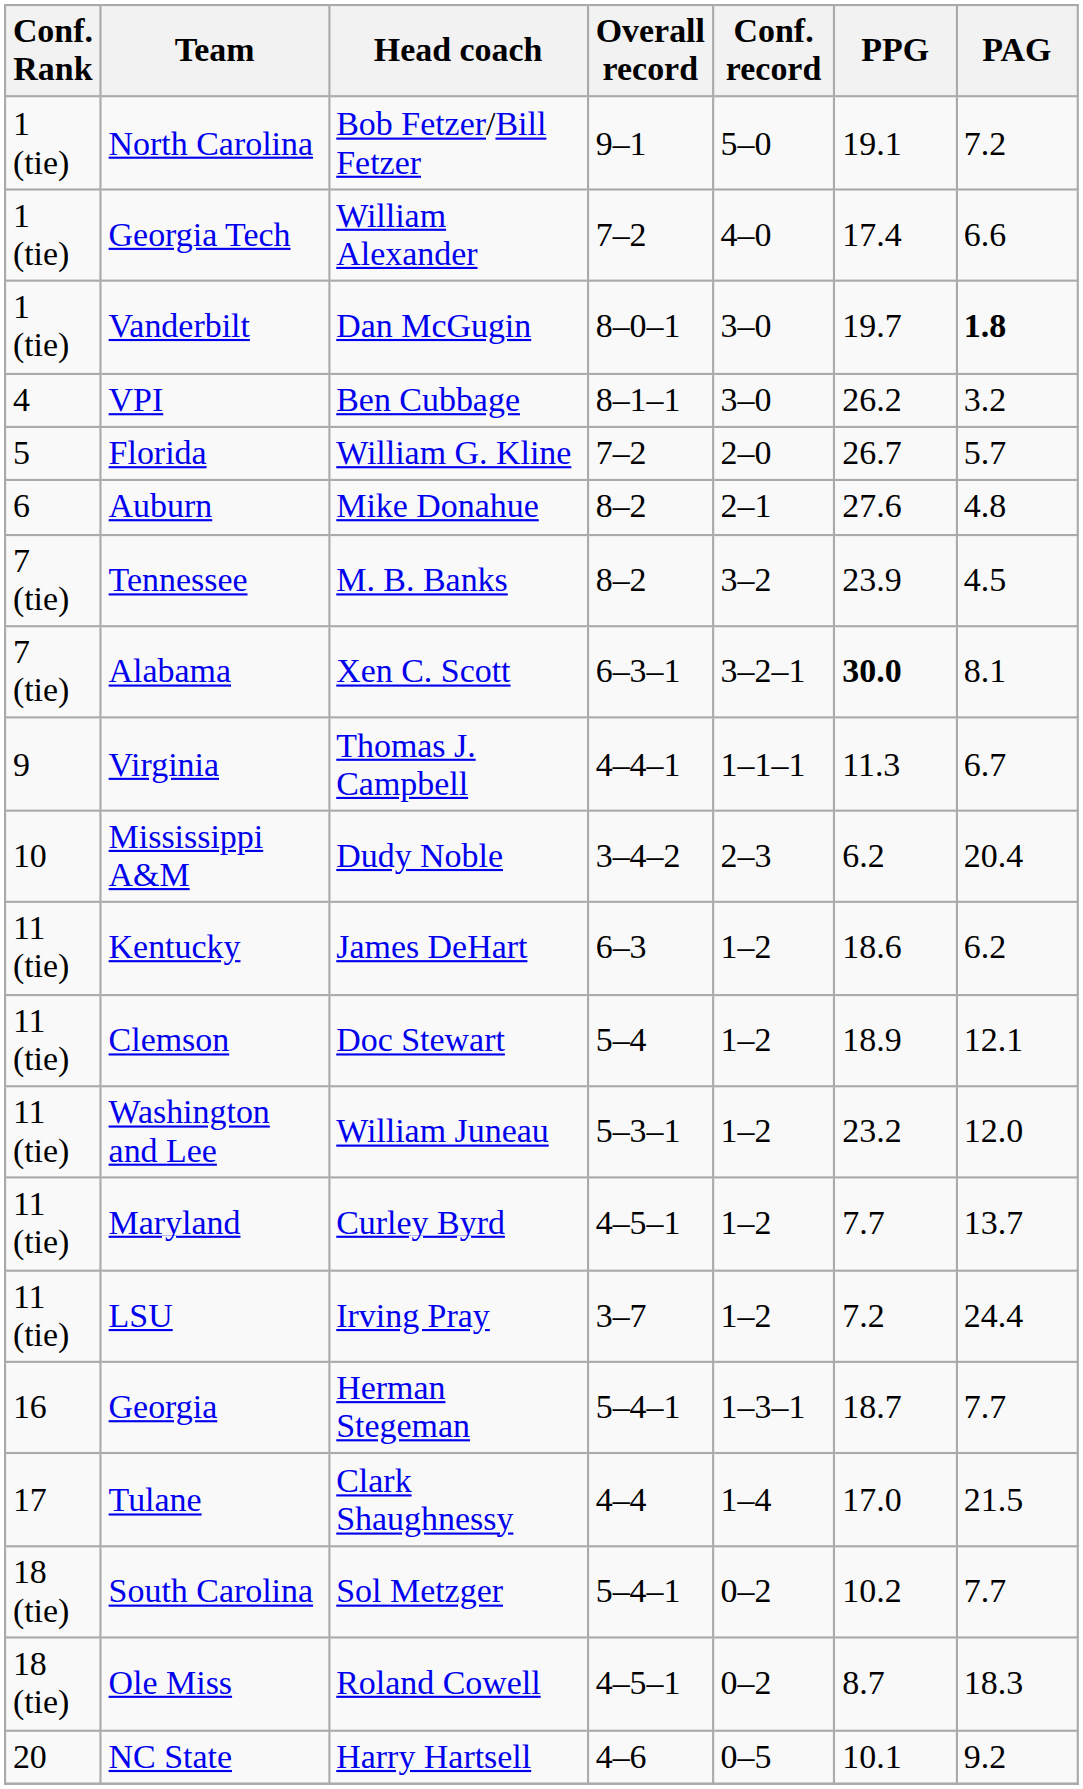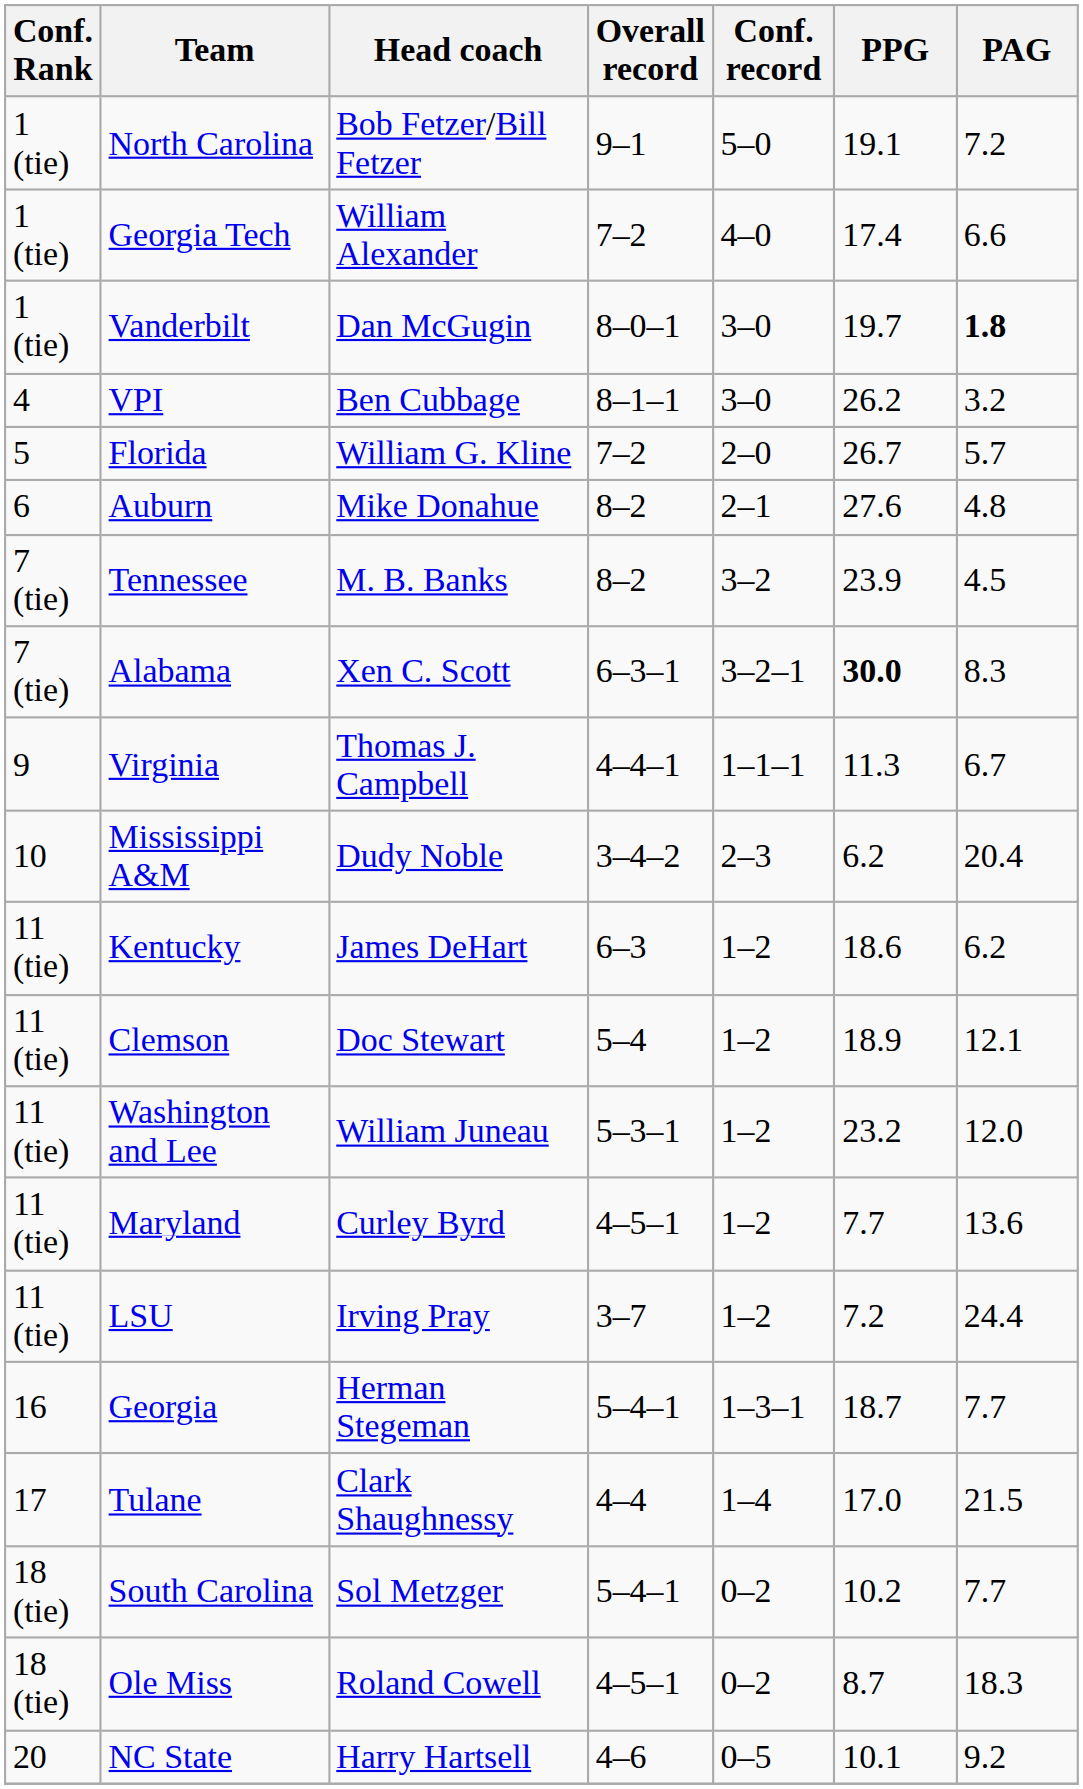(985, 671) 8.1 -> (985, 671) 8.3
(994, 1223) 13.7 -> (994, 1223) 13.6
